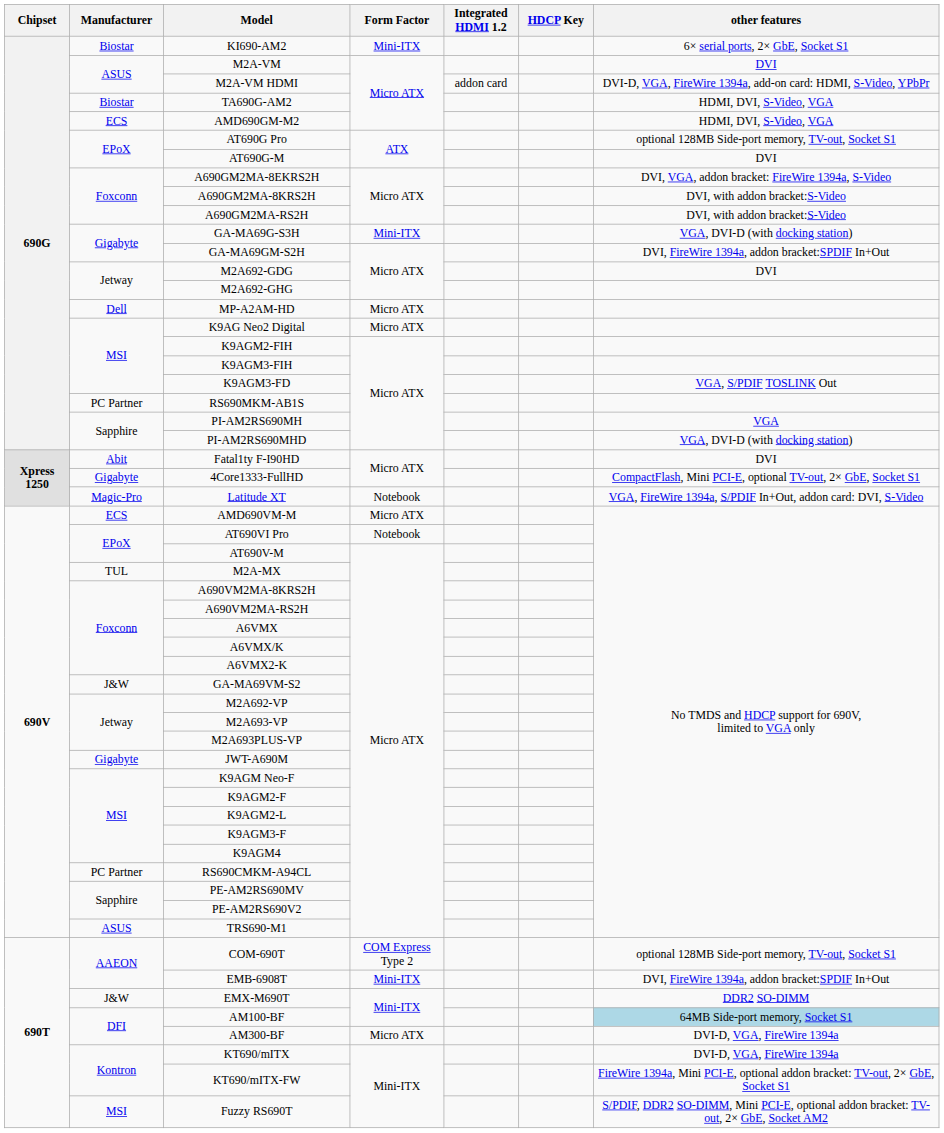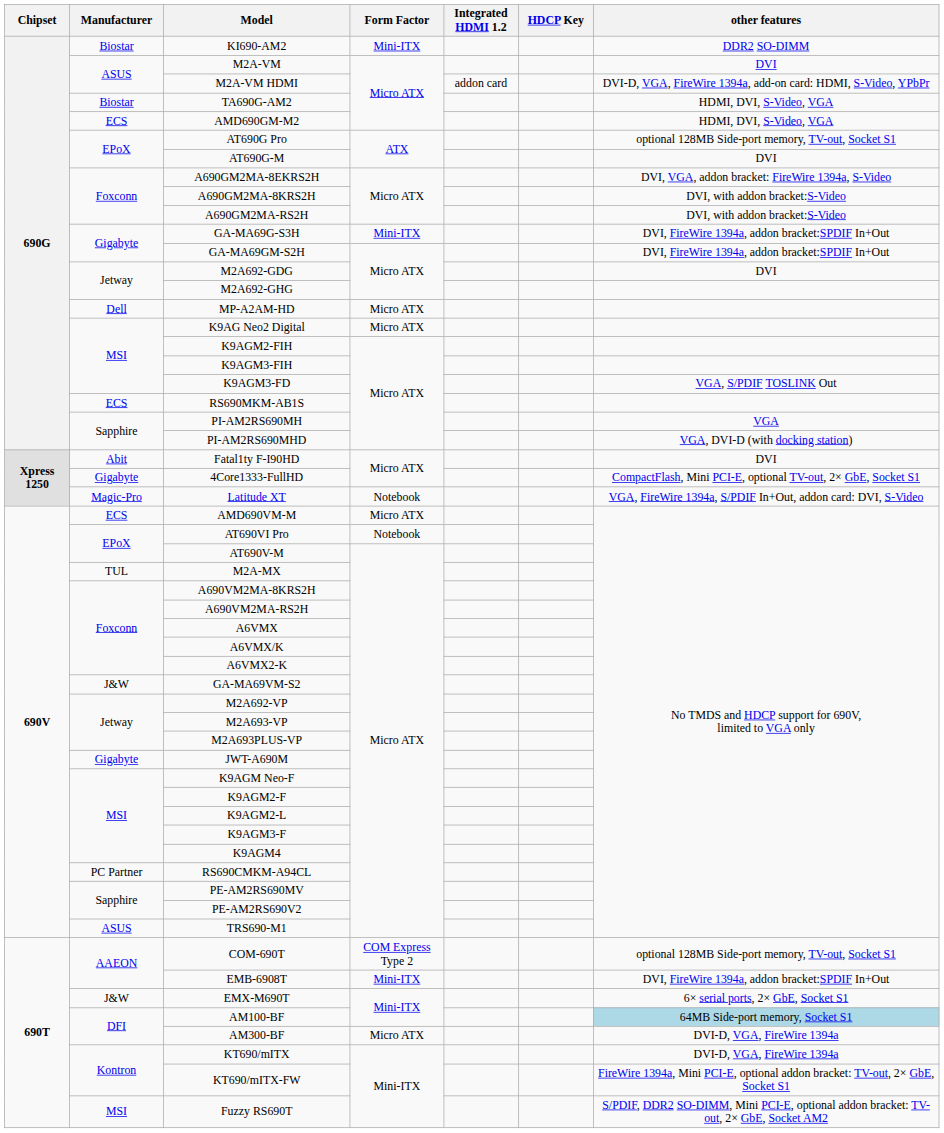(766, 45) 6× serial ports, 2× GbE, Socket S1 -> (766, 45) DDR2 SO-DIMM
(766, 233) VGA, DVI-D (with docking station) -> (766, 233) DVI, FireWire 1394a, addon bracket:SPDIF In+Out
(117, 402) PC Partner -> (117, 402) ECS
(766, 998) DDR2 SO-DIMM -> (766, 998) 6× serial ports, 2× GbE, Socket S1
